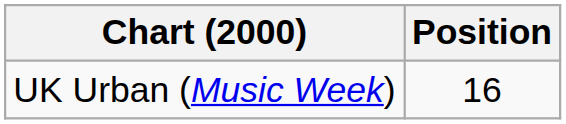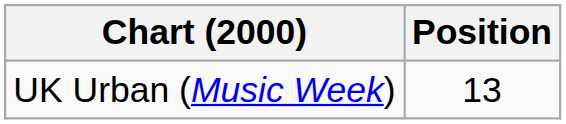(482, 88) 16 -> (482, 88) 13
